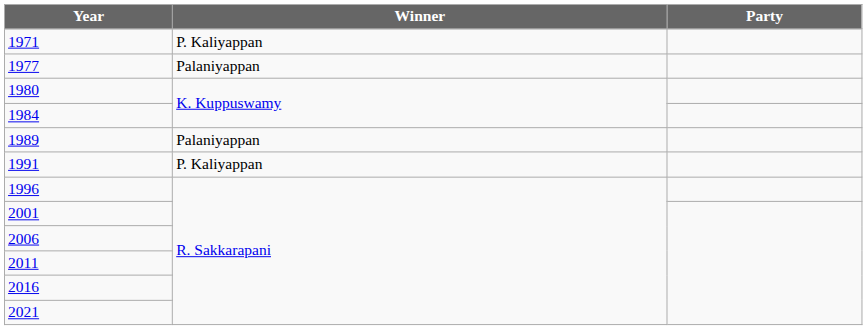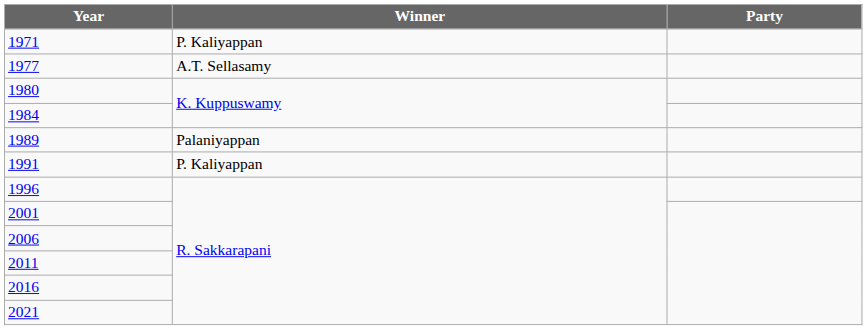(218, 66) Palaniyappan -> (224, 66) A.T. Sellasamy
